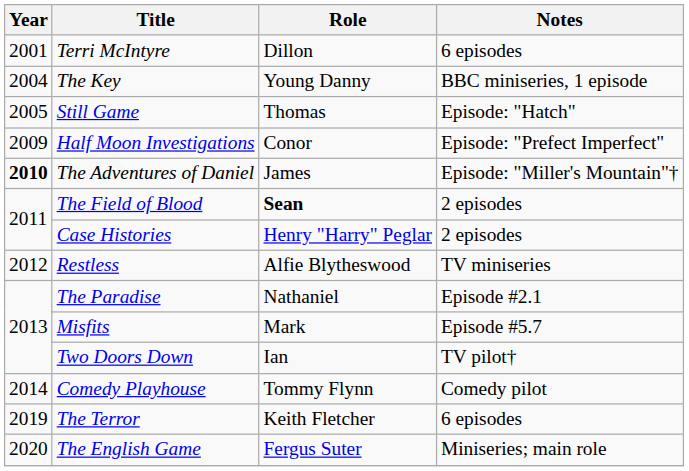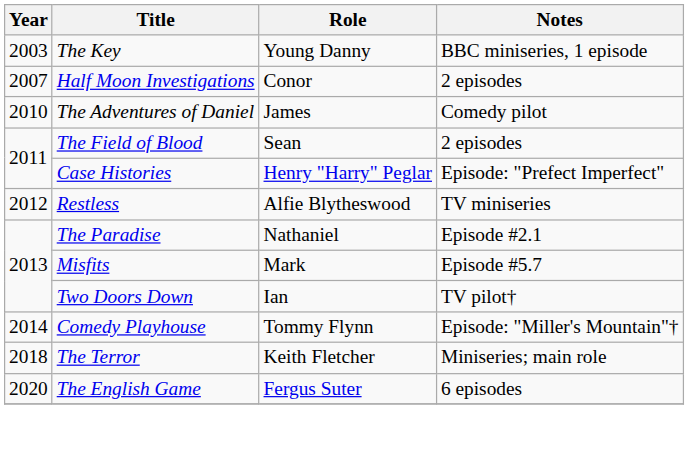- row: (113, 50)
(28, 81) 2004 -> (28, 50) 2003
- row: (98, 111)
(28, 142) 2009 -> (28, 81) 2007
(553, 142) Episode: "Prefect Imperfect" -> (482, 81) 2 episodes
(28, 173) bold -> (28, 111) normal
(560, 173) Episode: "Miller's Mountain"† -> (494, 111) Comedy pilot
(283, 204) bold -> (282, 142) normal
(482, 234) 2 episodes -> (553, 173) Episode: "Prefect Imperfect"
(494, 388) Comedy pilot -> (560, 326) Episode: "Miller's Mountain"†
(28, 419) 2019 -> (28, 357) 2018
(482, 419) 6 episodes -> (524, 357) Miniseries; main role
(524, 449) Miniseries; main role -> (482, 388) 6 episodes
